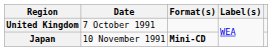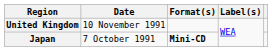(119, 25) 7 October 1991 -> (124, 25) 10 November 1991
(124, 39) 10 November 1991 -> (119, 39) 7 October 1991
